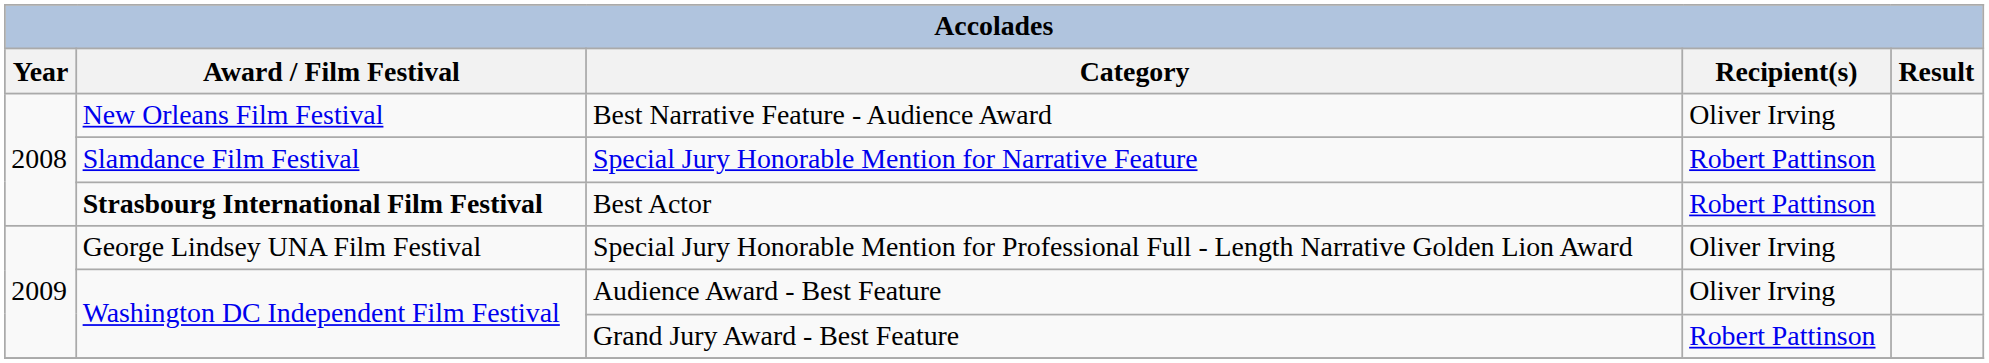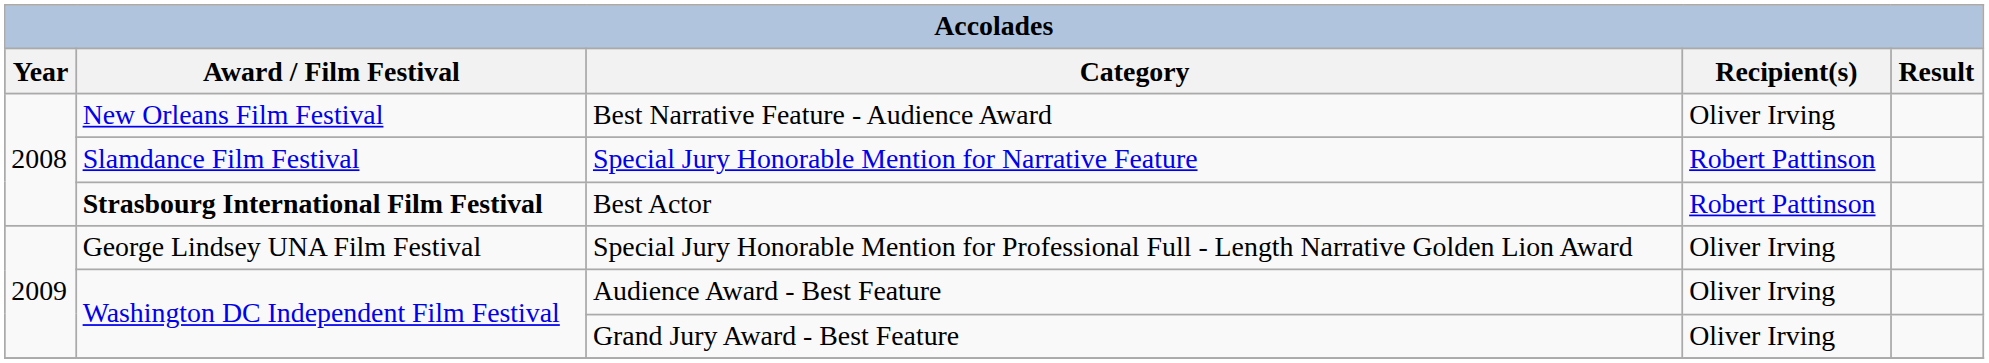(1782, 335) Robert Pattinson -> (1762, 335) Oliver Irving
